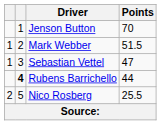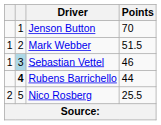(21, 62) no background -> (21, 62) lightblue background
(128, 62) 47 -> (128, 62) 46
